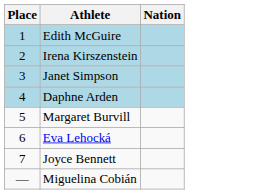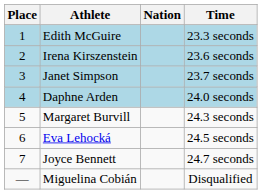+ column: (220, 14)
